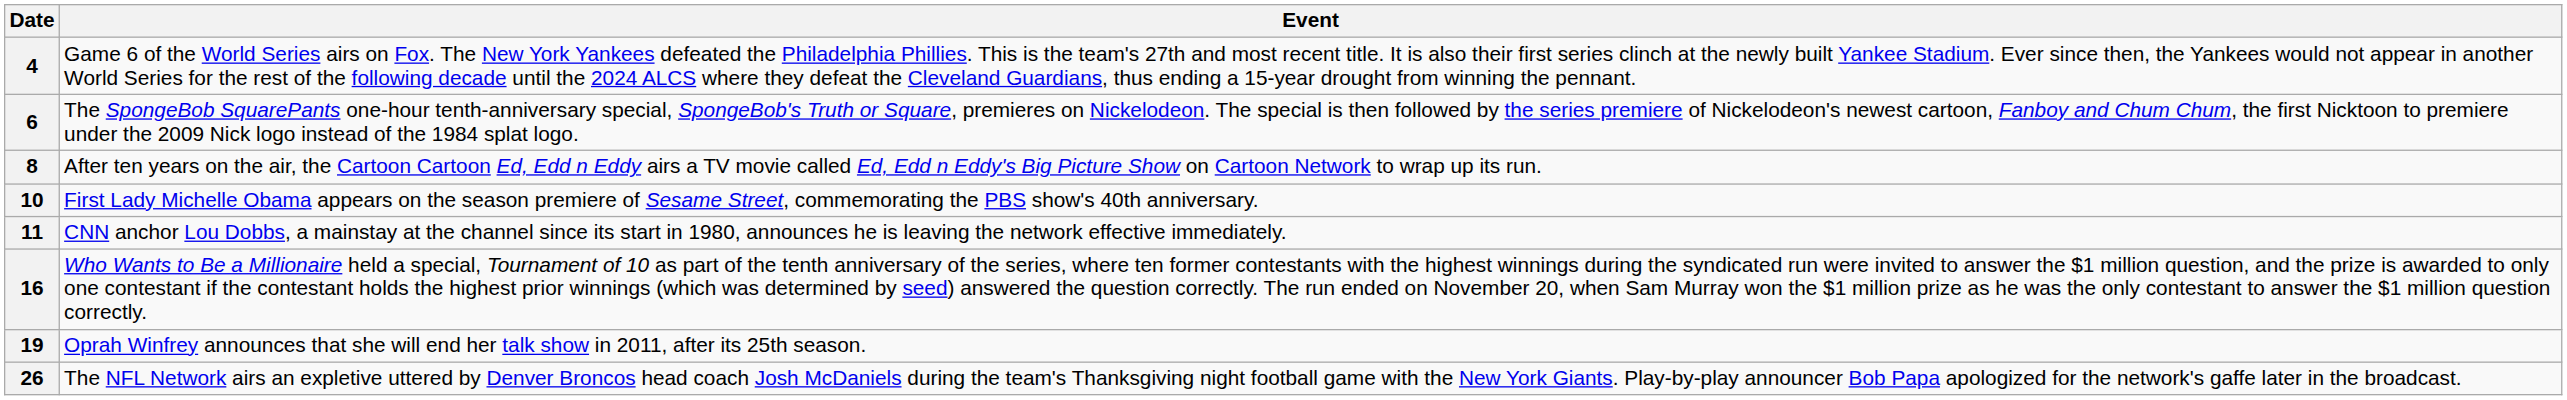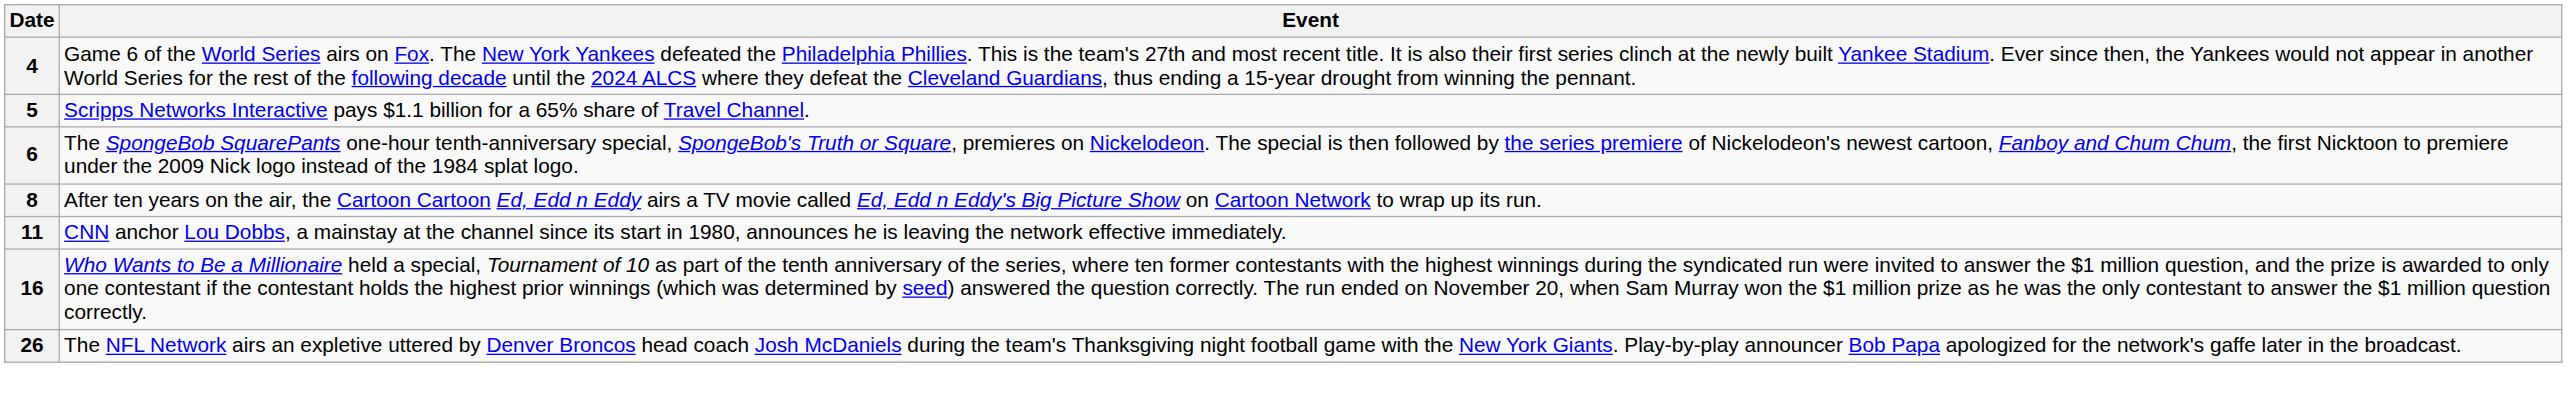+ row: (32, 110)
- row: (32, 199)
- row: (32, 345)
